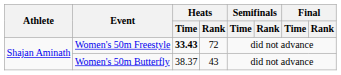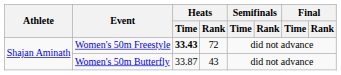(186, 62) 38.37 -> (186, 62) 33.87
